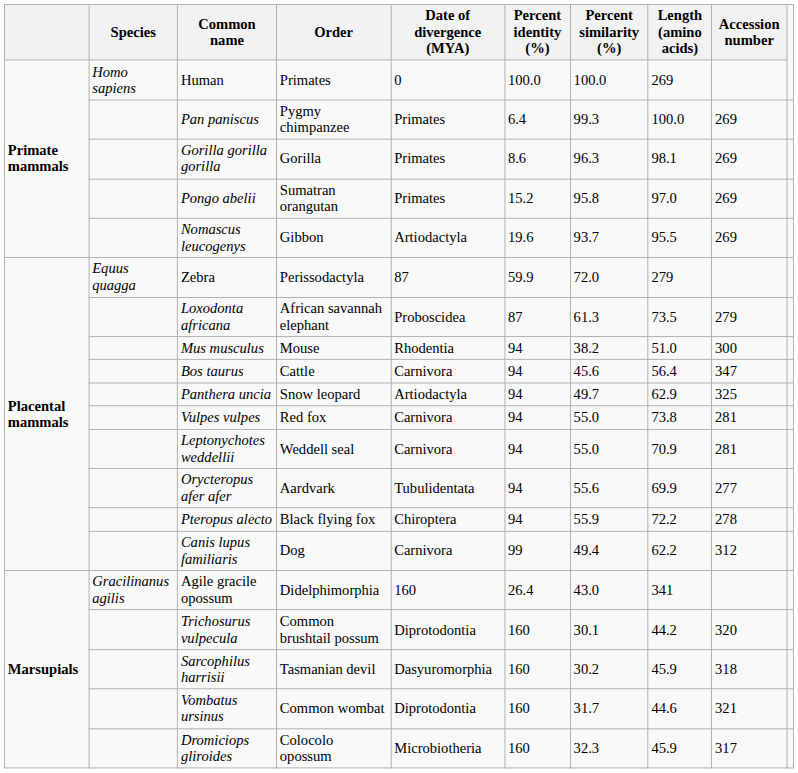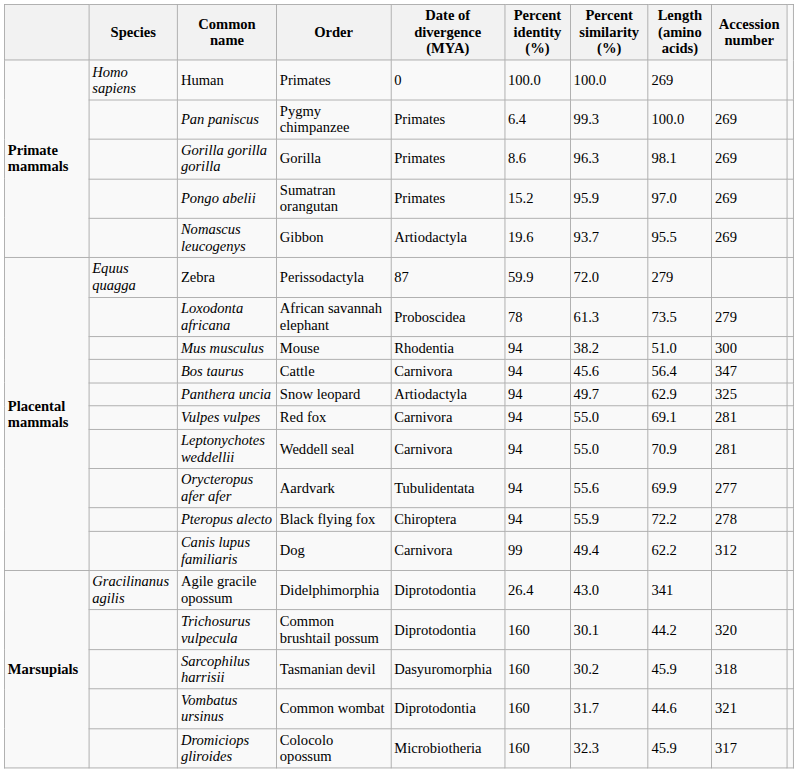(586, 198) 95.8 -> (586, 198) 95.9
(515, 316) 87 -> (515, 316) 78
(664, 417) 73.8 -> (664, 417) 69.1
(405, 590) 160 -> (435, 590) Diprotodontia
